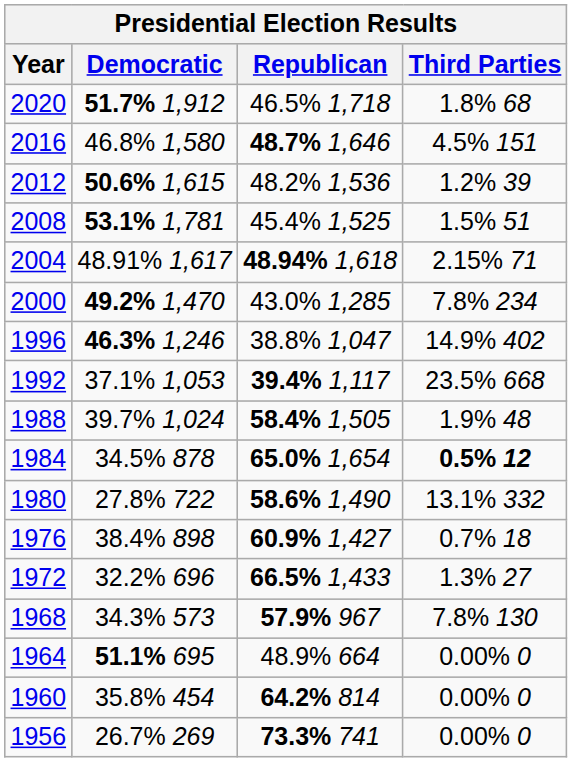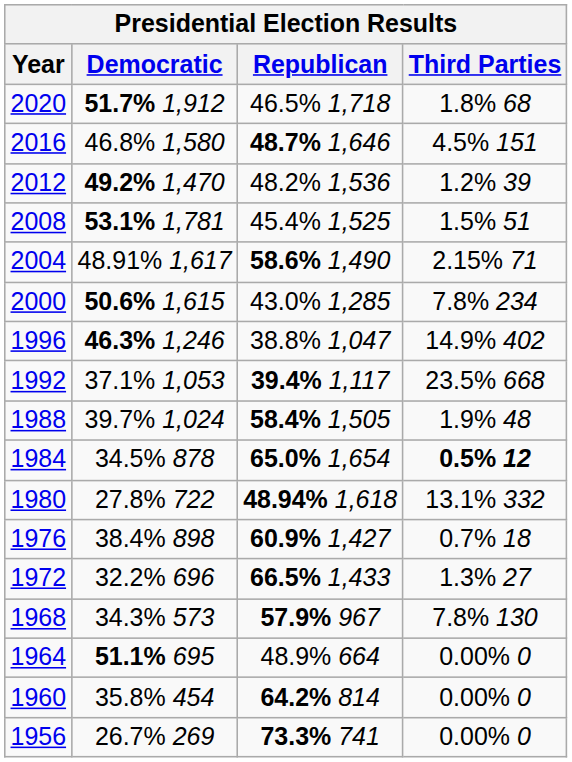(155, 182) 50.6% 1,615 -> (155, 182) 49.2% 1,470
(320, 261) 48.94% 1,618 -> (320, 261) 58.6% 1,490
(155, 301) 49.2% 1,470 -> (155, 301) 50.6% 1,615
(320, 499) 58.6% 1,490 -> (320, 499) 48.94% 1,618
